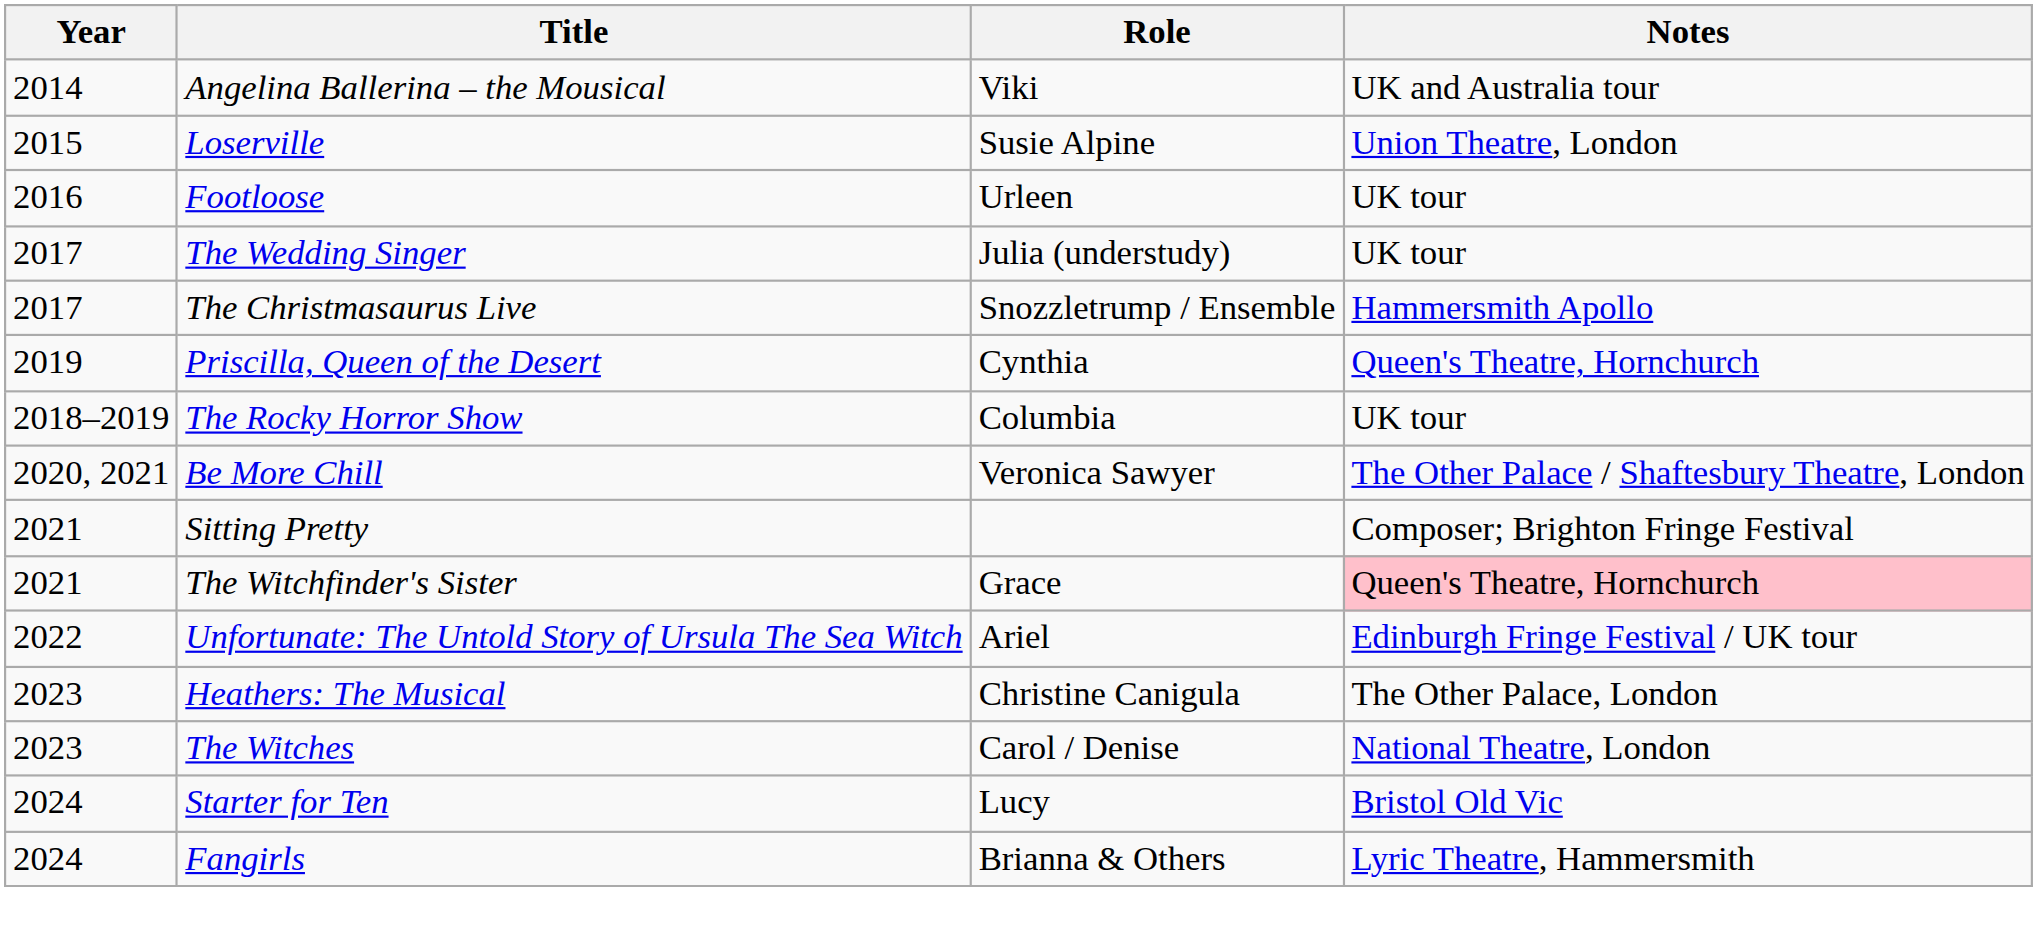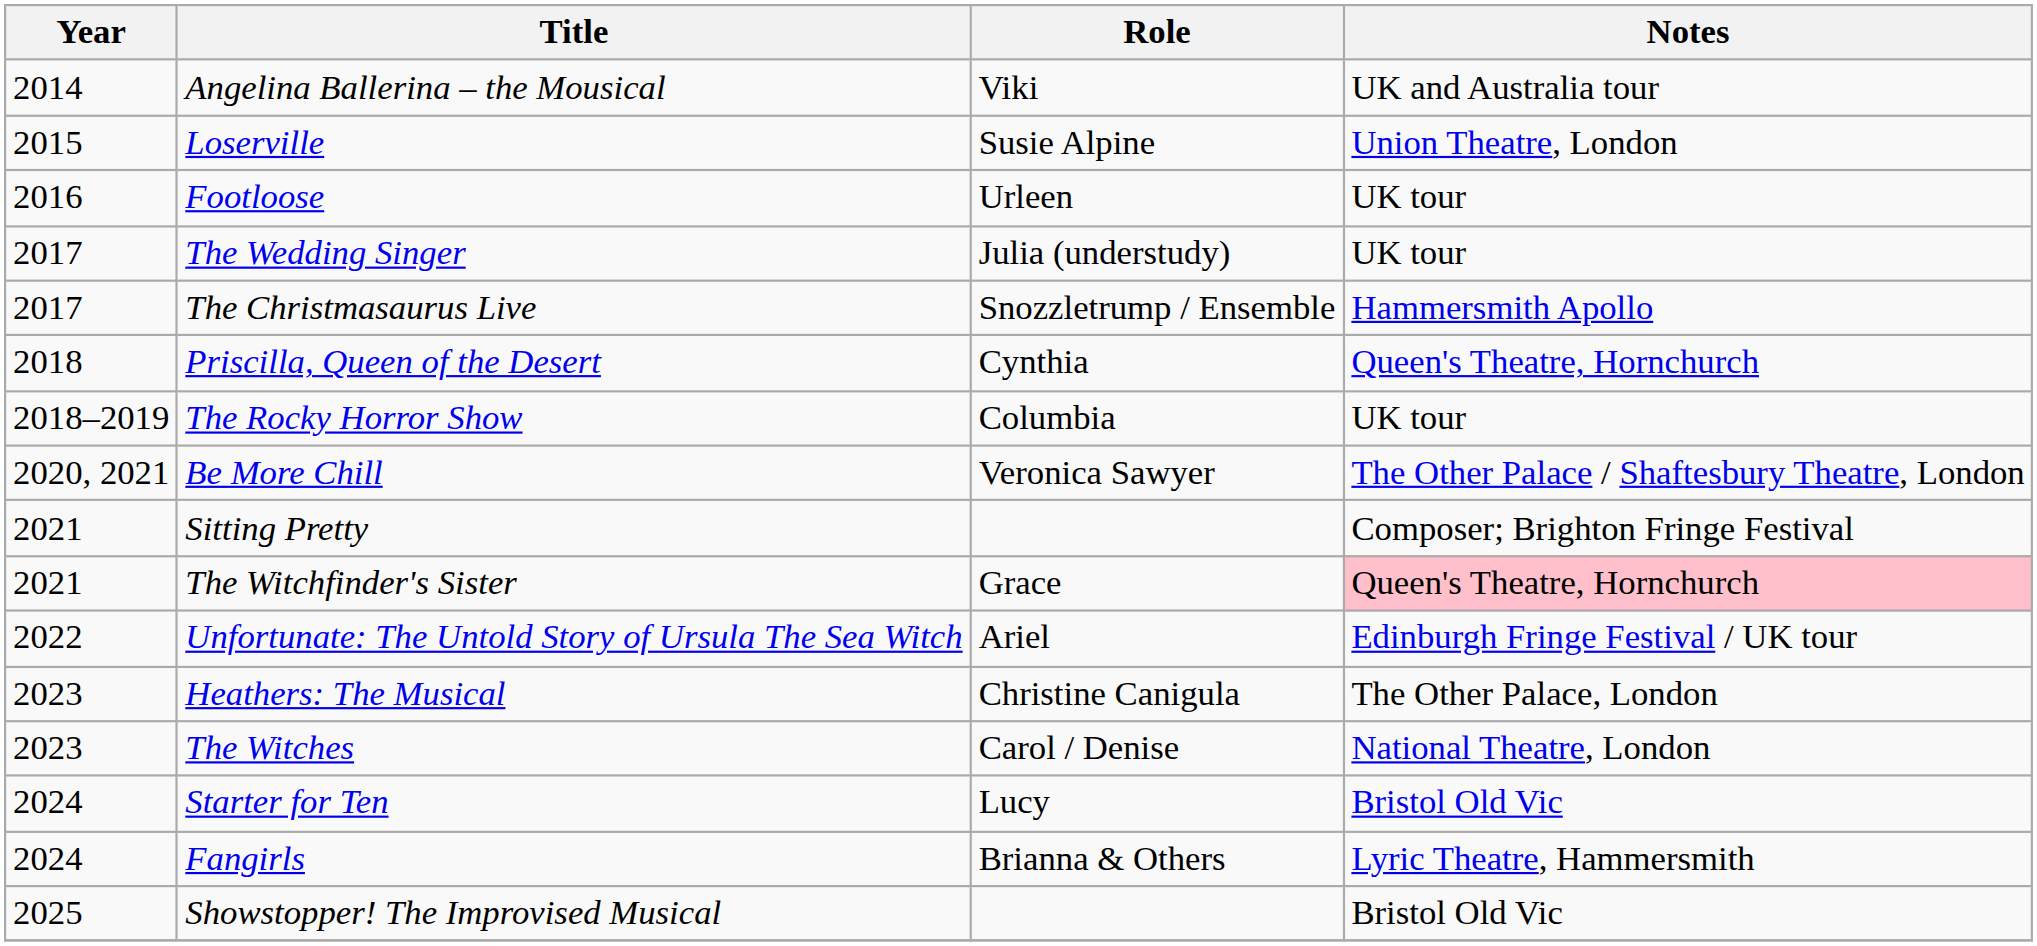(48, 362) 2019 -> (48, 362) 2018
+ row: (453, 913)
